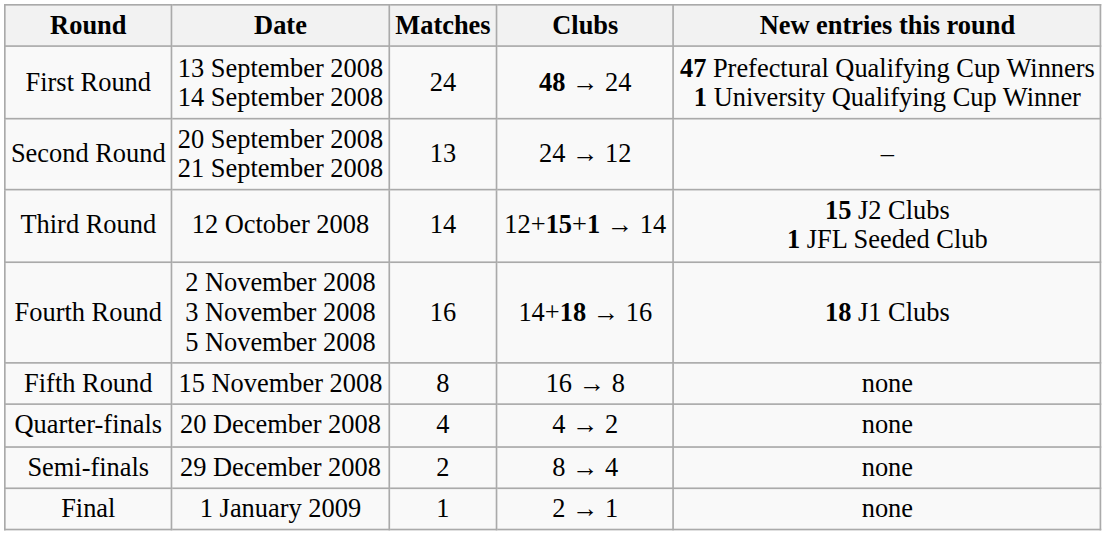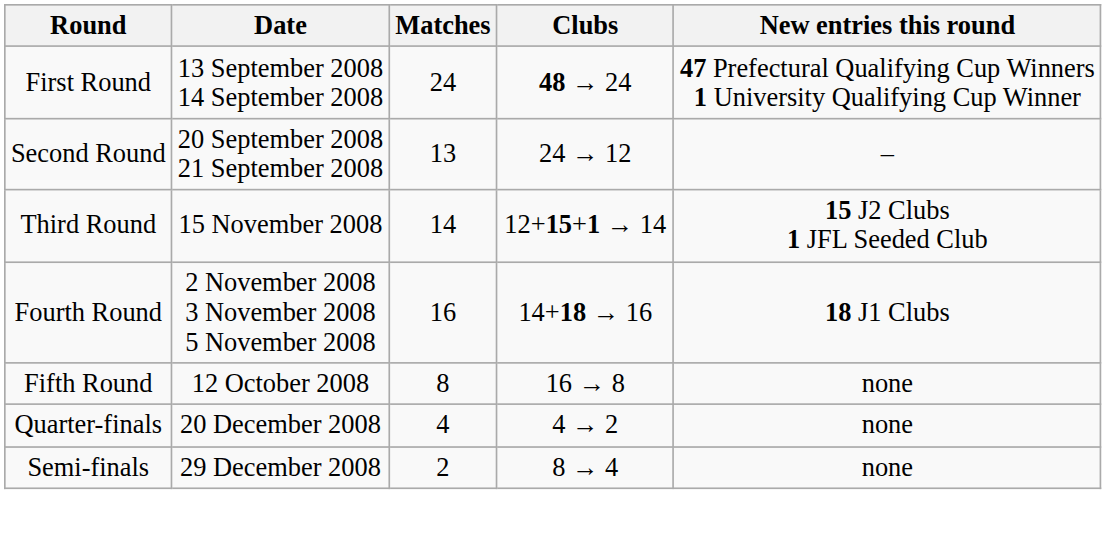(280, 225) 12 October 2008 -> (280, 225) 15 November 2008
(280, 383) 15 November 2008 -> (280, 383) 12 October 2008
- row: (88, 508)
